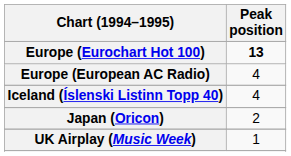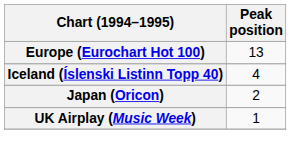(256, 52) bold -> (256, 52) normal
- row: (115, 74)
